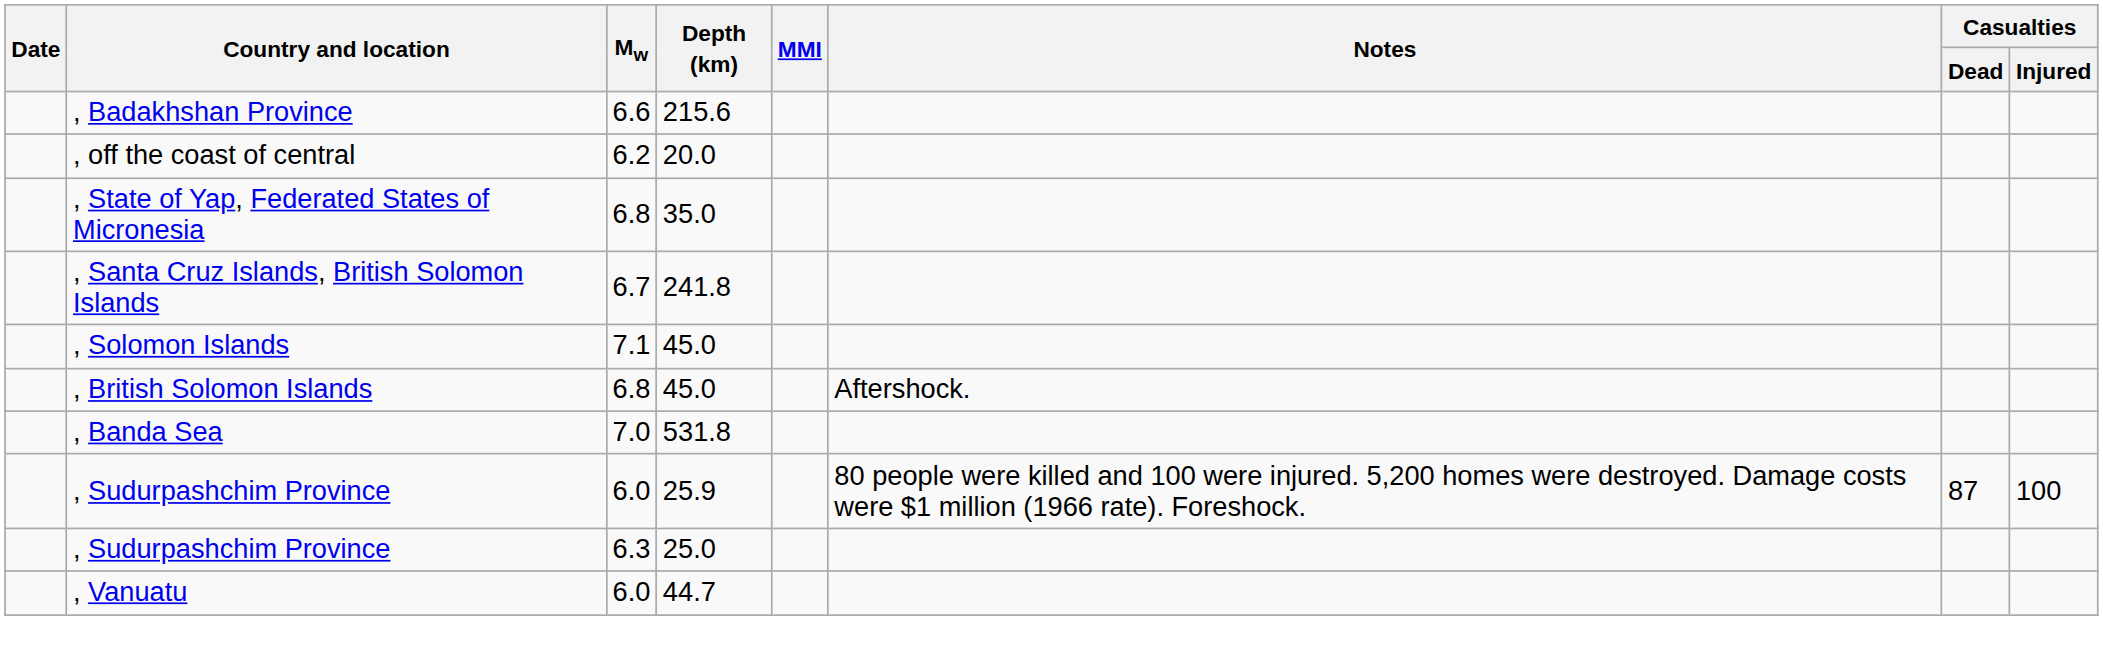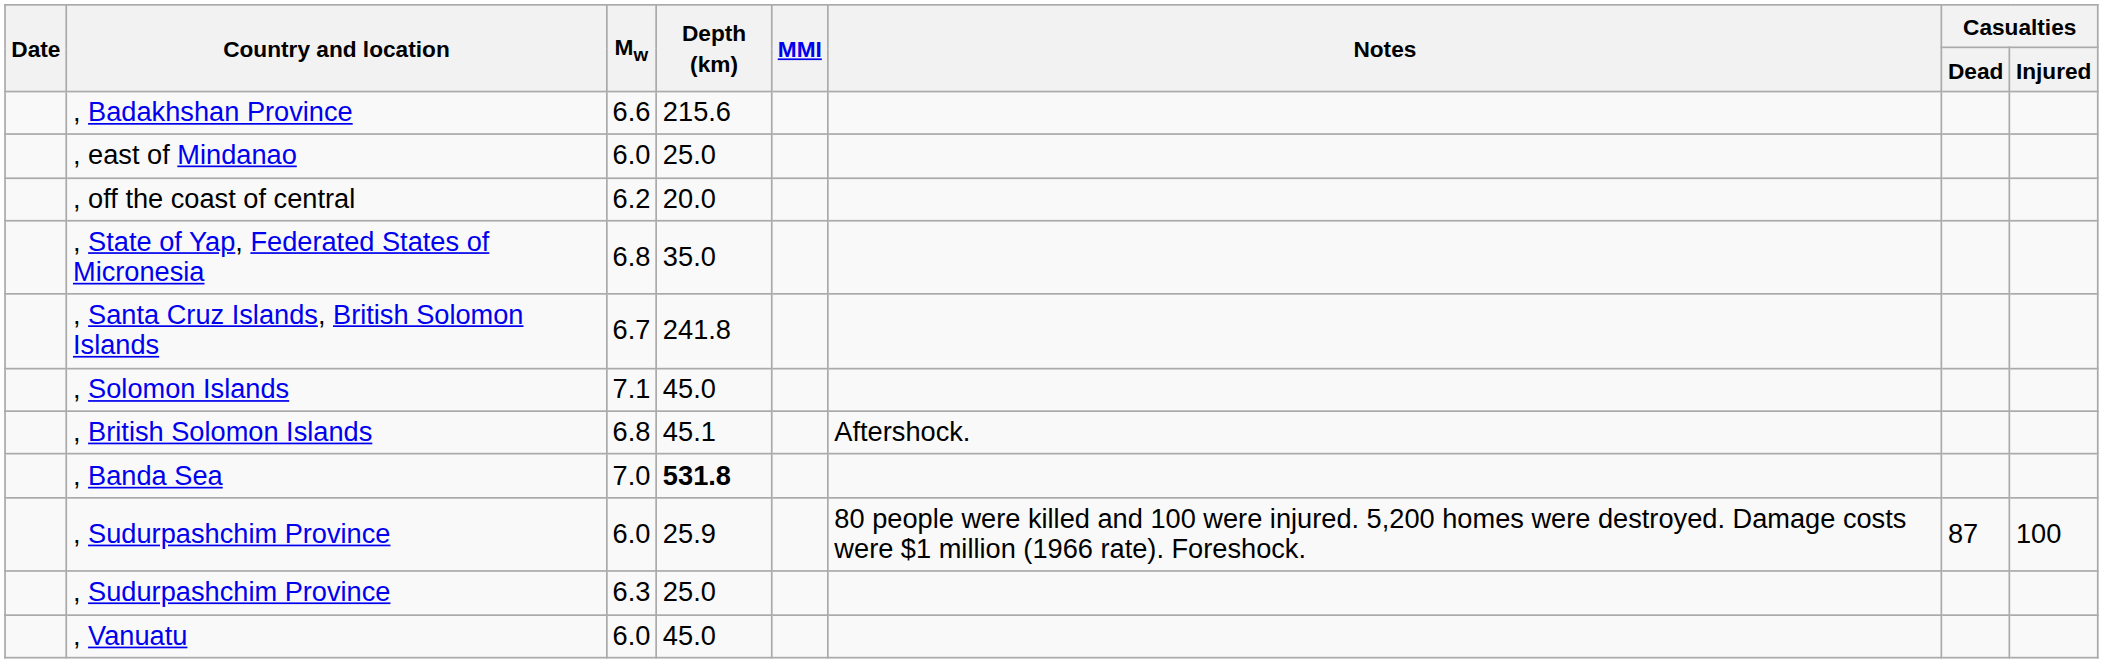+ row: (185, 155)
(689, 389) 45.0 -> (689, 432) 45.1
(697, 432) normal -> (697, 475) bold
(689, 592) 44.7 -> (689, 635) 45.0
